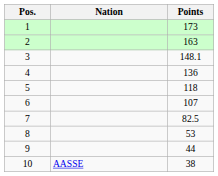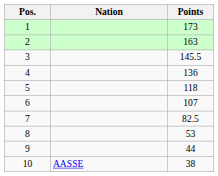(190, 57) 148.1 -> (190, 57) 145.5
